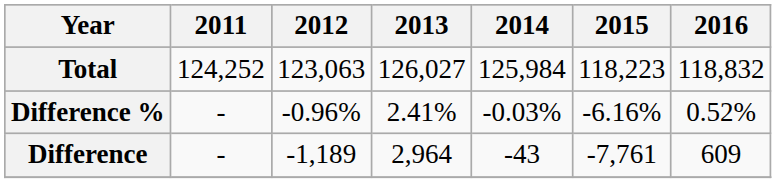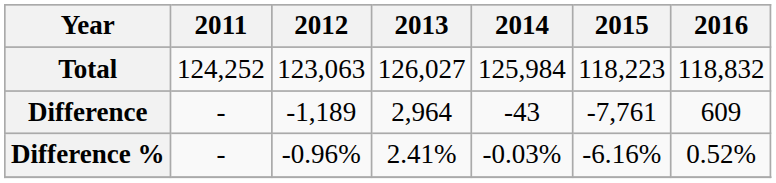rows swapped: (88, 154) <-> (88, 111)
